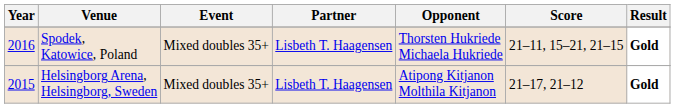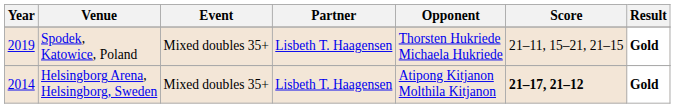(21, 46) 2016 -> (21, 46) 2019
(21, 84) 2015 -> (21, 84) 2014
(546, 84) normal -> (546, 84) bold
